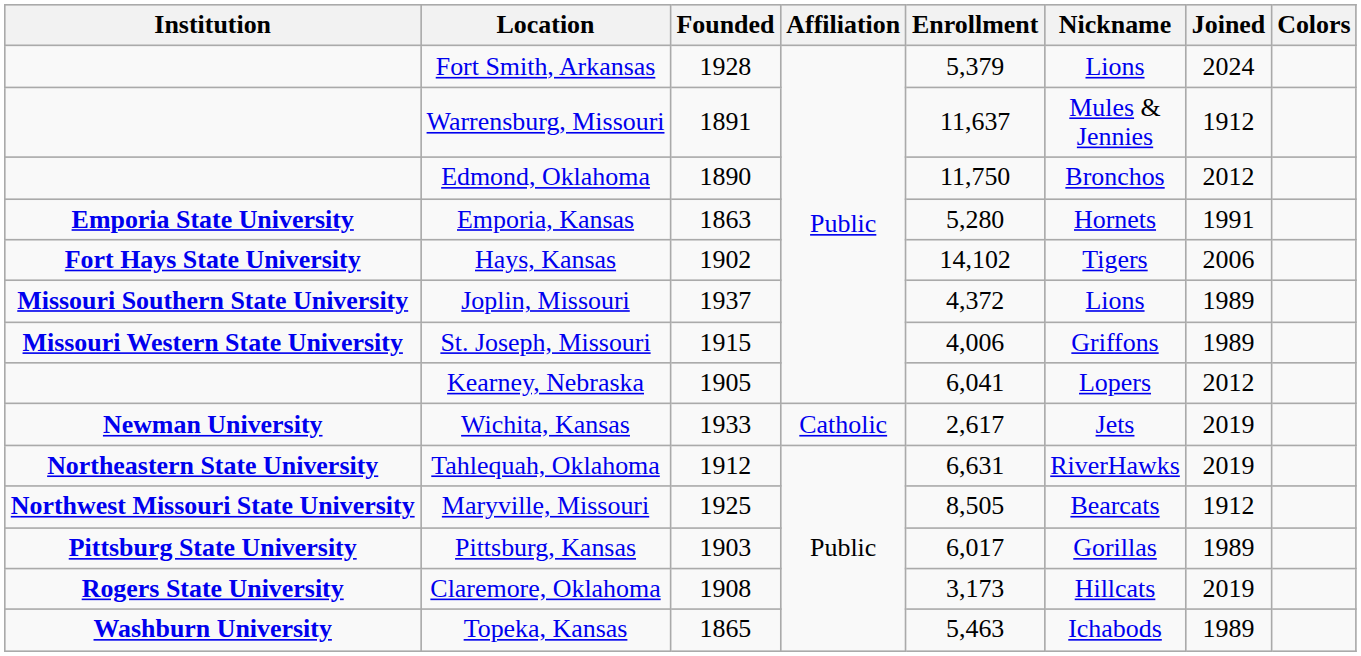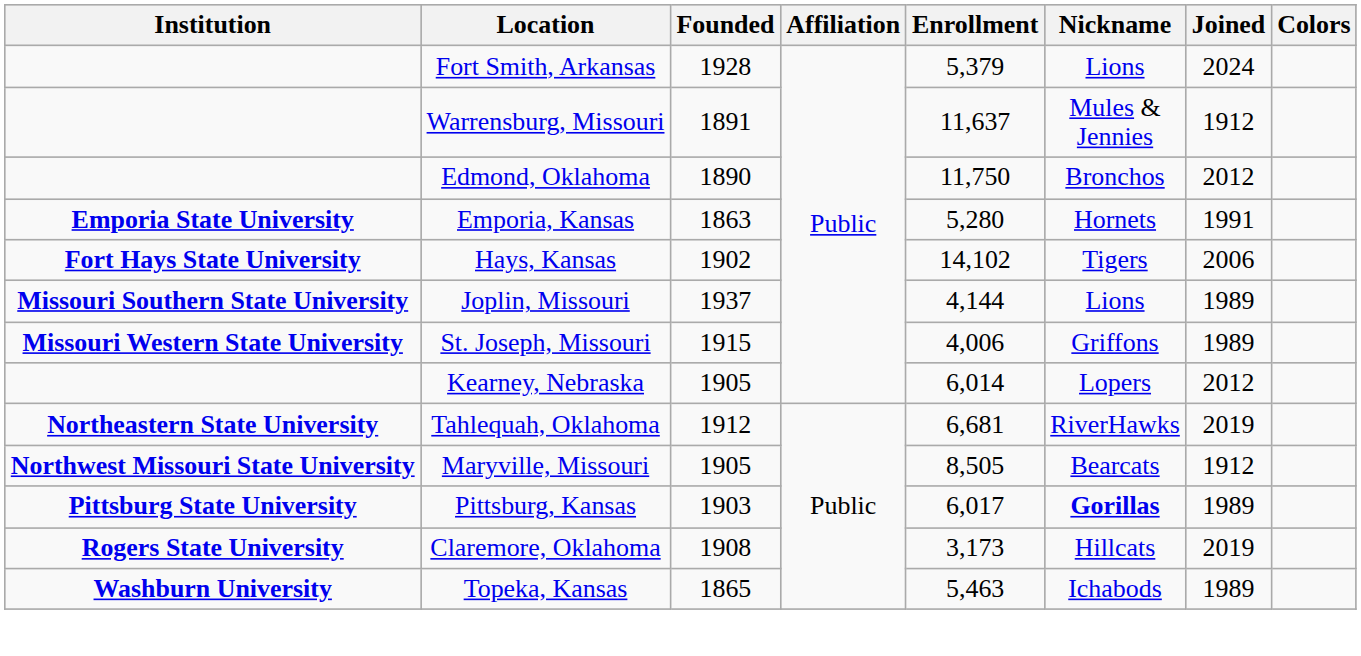(975, 300) 4,372 -> (975, 300) 4,144
(975, 383) 6,041 -> (975, 383) 6,014
- row: (546, 424)
(975, 465) 6,631 -> (975, 424) 6,681
(725, 506) 1925 -> (725, 465) 1905
(1115, 547) normal -> (1115, 506) bold
